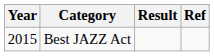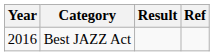(22, 39) 2015 -> (22, 39) 2016
